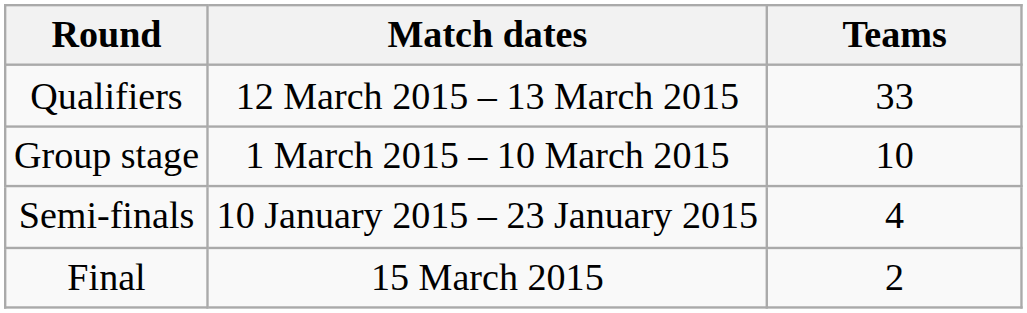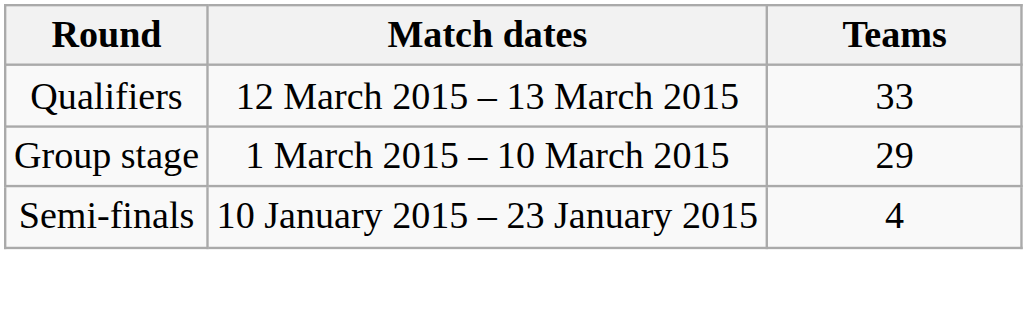(895, 155) 10 -> (895, 155) 29
- row: (107, 276)
